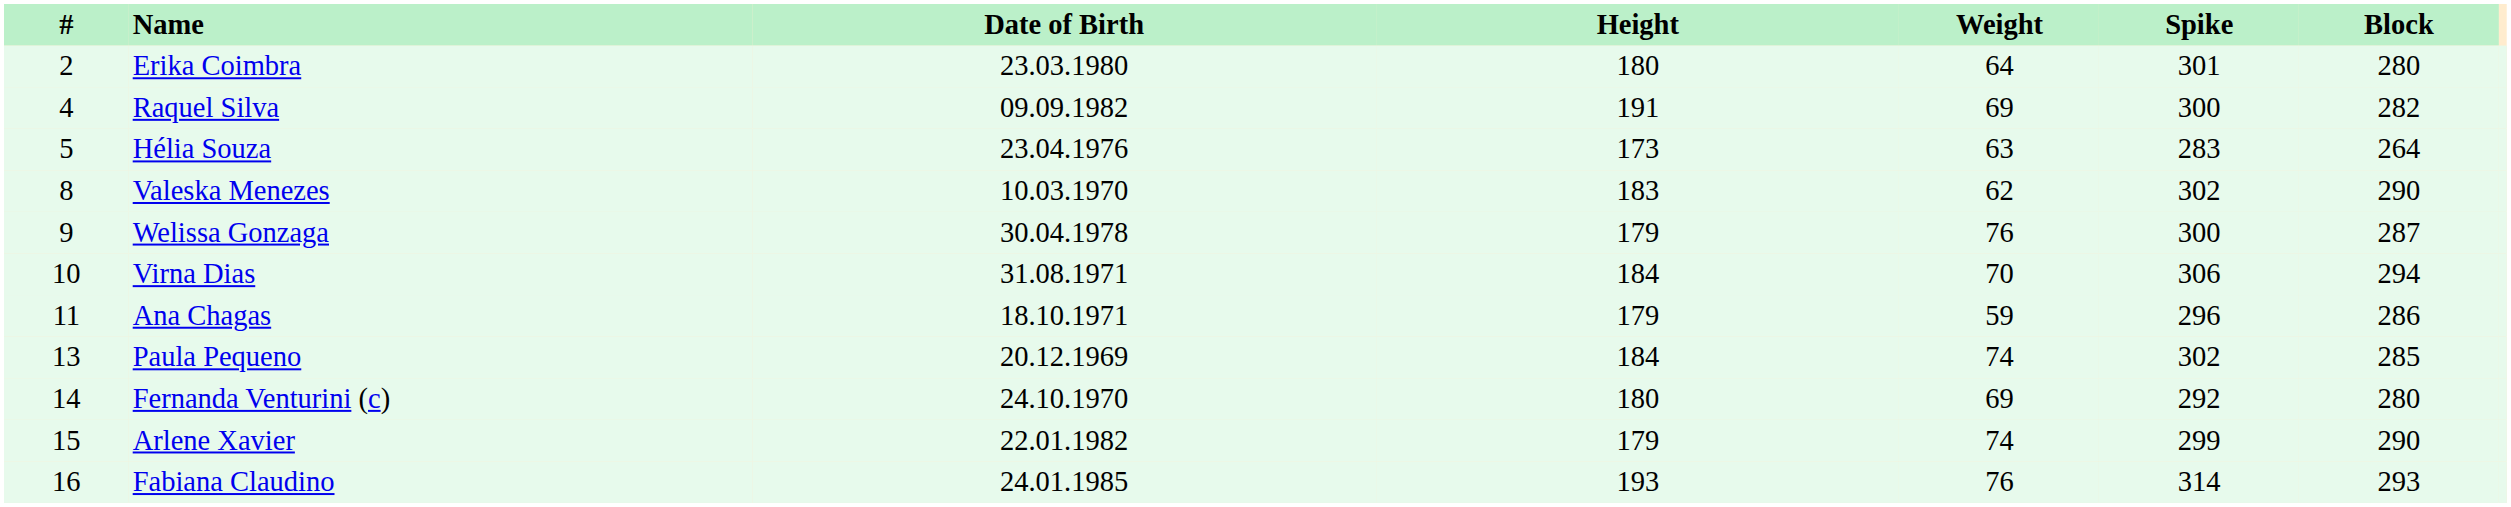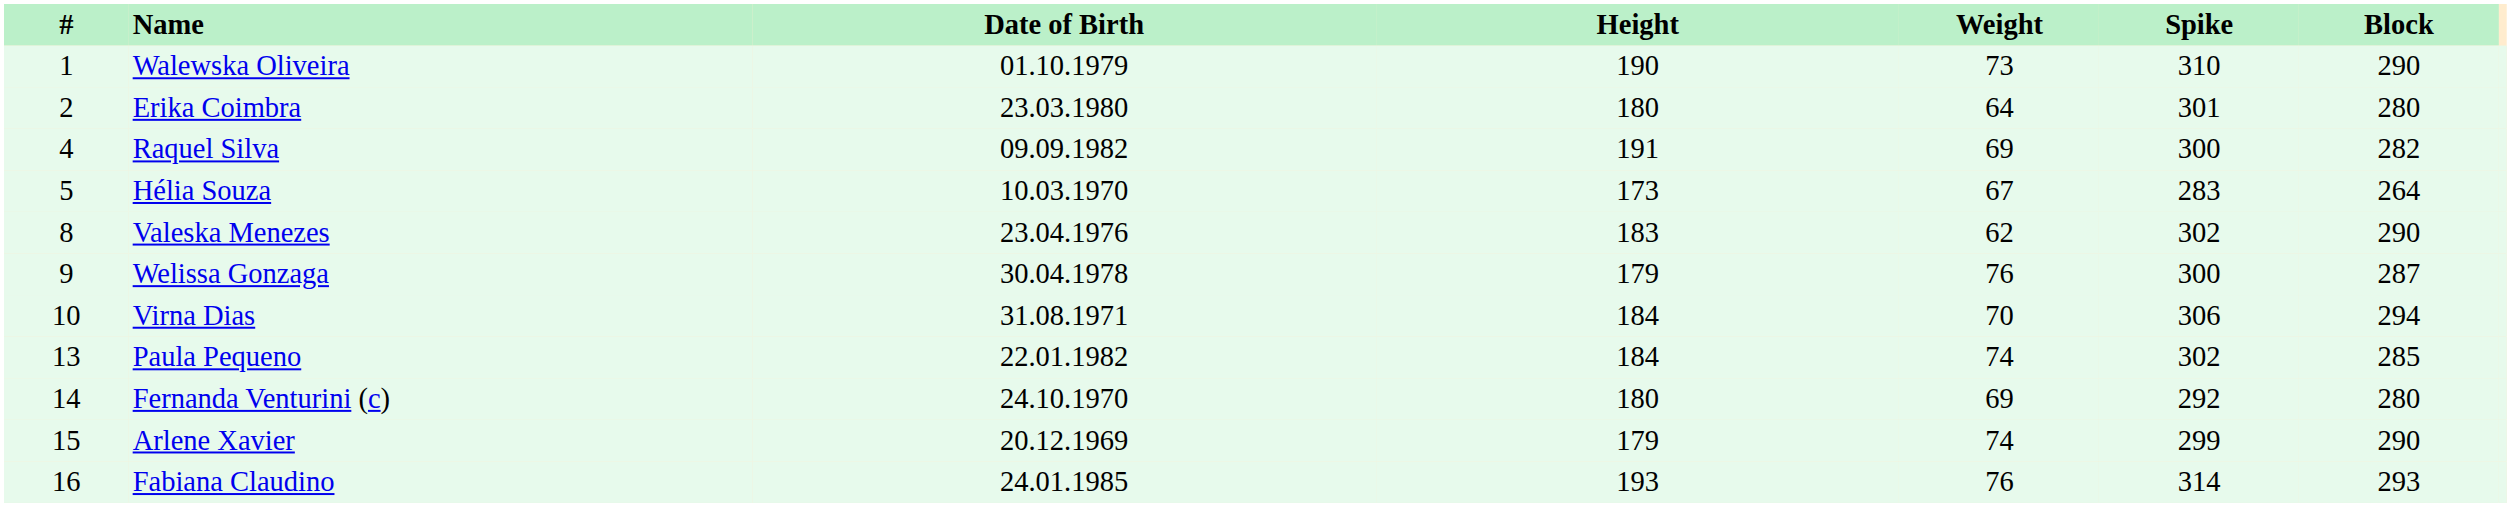+ row: (241, 65)
(1064, 149) 23.04.1976 -> (1064, 190) 10.03.1970
(2000, 149) 63 -> (1999, 190) 67
(1064, 190) 10.03.1970 -> (1064, 232) 23.04.1976
- row: (202, 315)
(1064, 356) 20.12.1969 -> (1064, 356) 22.01.1982
(1064, 440) 22.01.1982 -> (1064, 440) 20.12.1969
